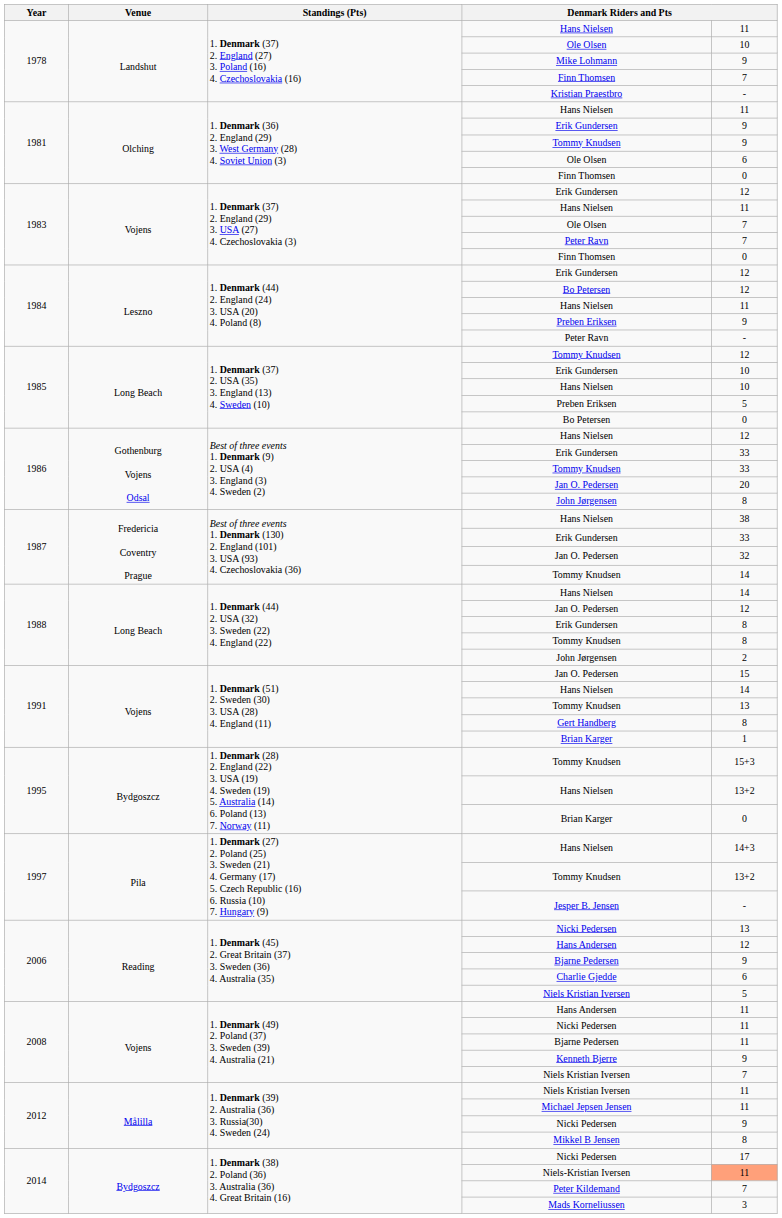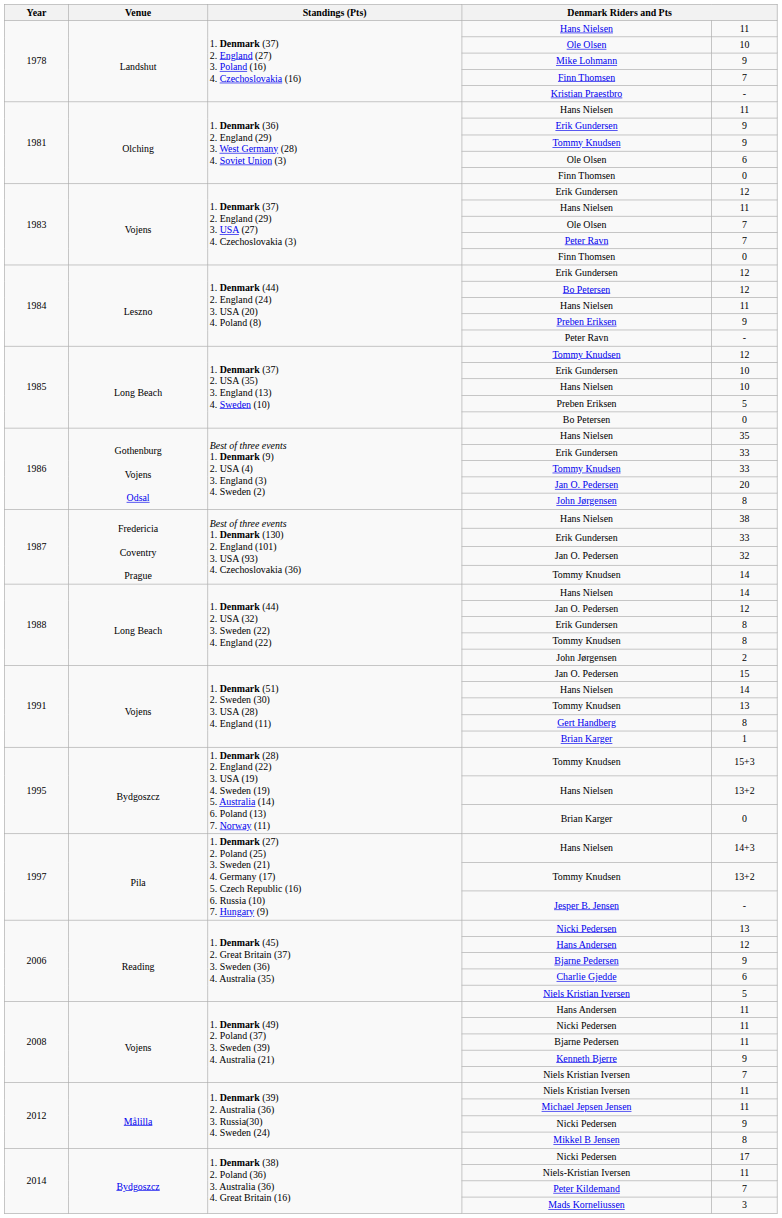(744, 436) 12 -> (744, 436) 35
(744, 1172) lightsalmon background -> (744, 1172) no background
